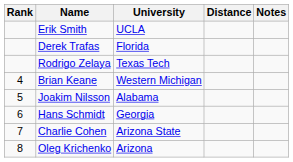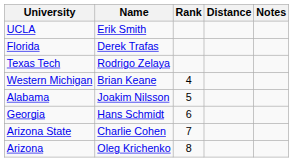columns swapped: (20, 13) <-> (159, 13)
